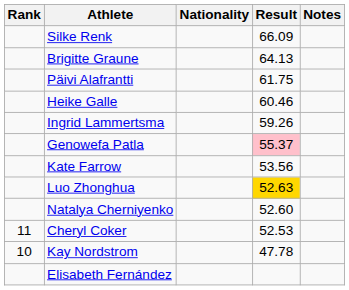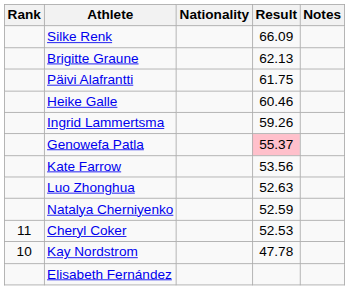(276, 58) 64.13 -> (276, 58) 62.13
(276, 187) gold background -> (276, 187) no background
(276, 209) 52.60 -> (276, 209) 52.59
